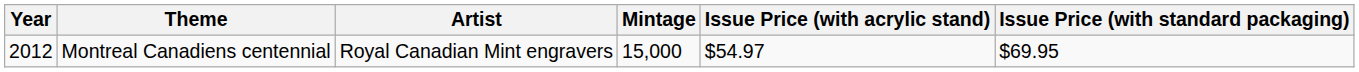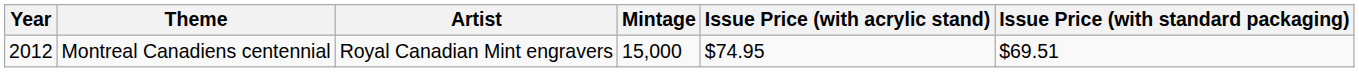(735, 50) $54.97 -> (735, 50) $74.95
(1029, 50) $69.95 -> (1029, 50) $69.51
